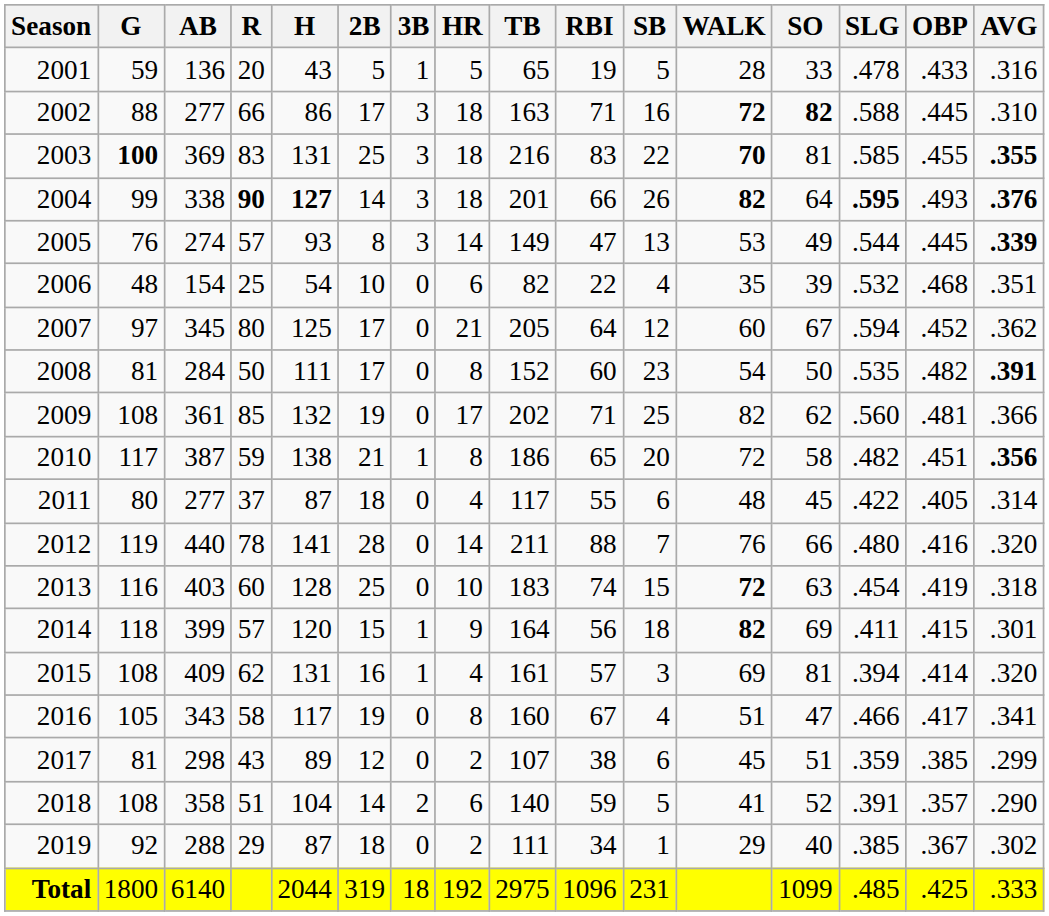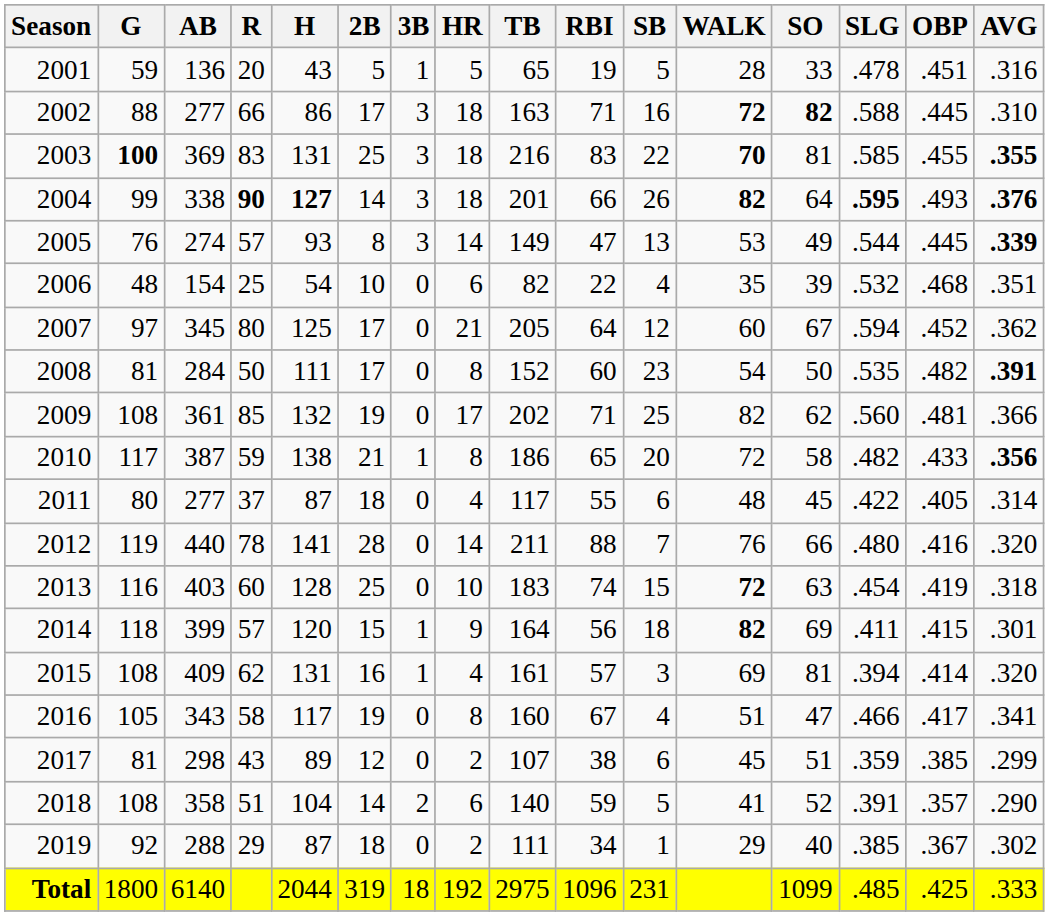(944, 69) .433 -> (944, 69) .451
(944, 457) .451 -> (944, 457) .433
